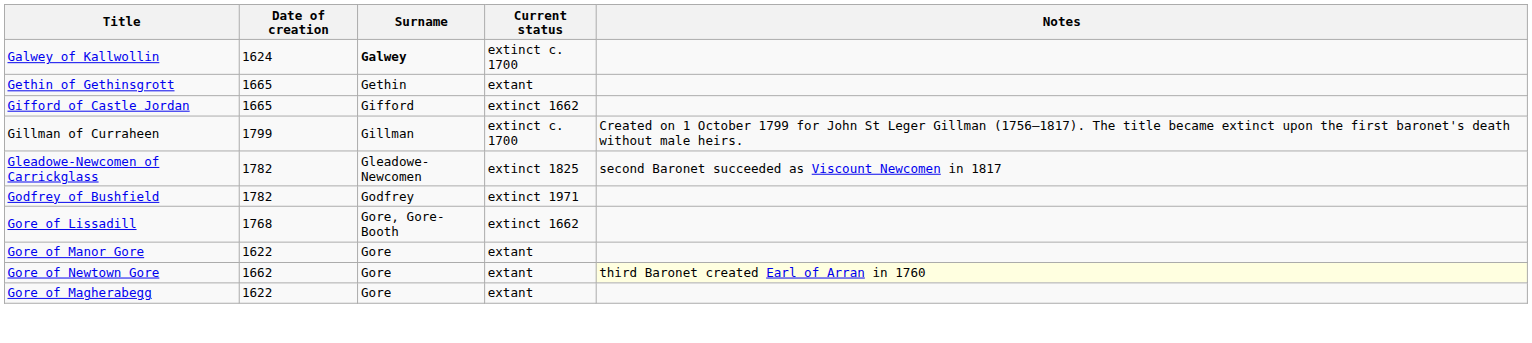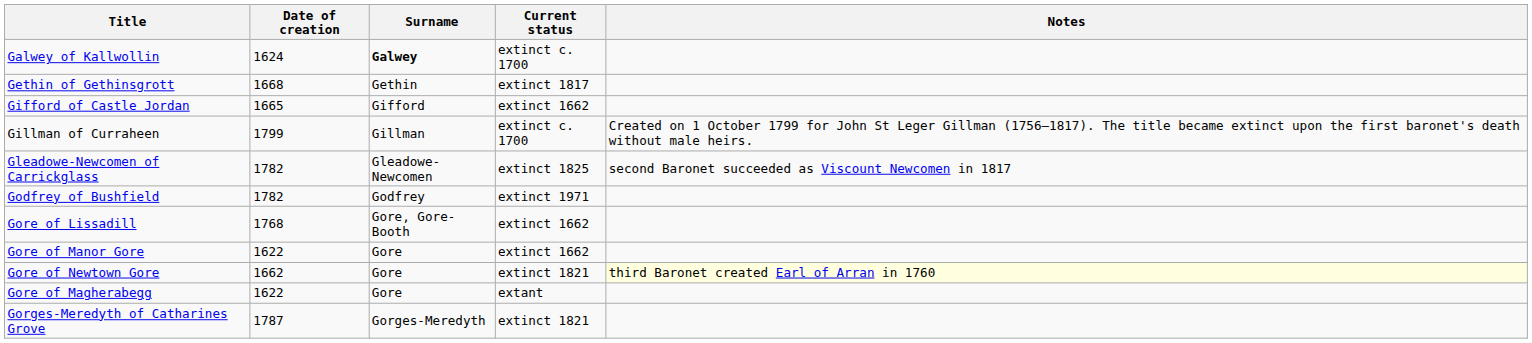(257, 85) 1665 -> (269, 85) 1668
(510, 85) extant -> (543, 85) extinct 1817
(510, 252) extant -> (543, 252) extinct 1662
(510, 272) extant -> (543, 272) extinct 1821
+ row: (118, 321)
